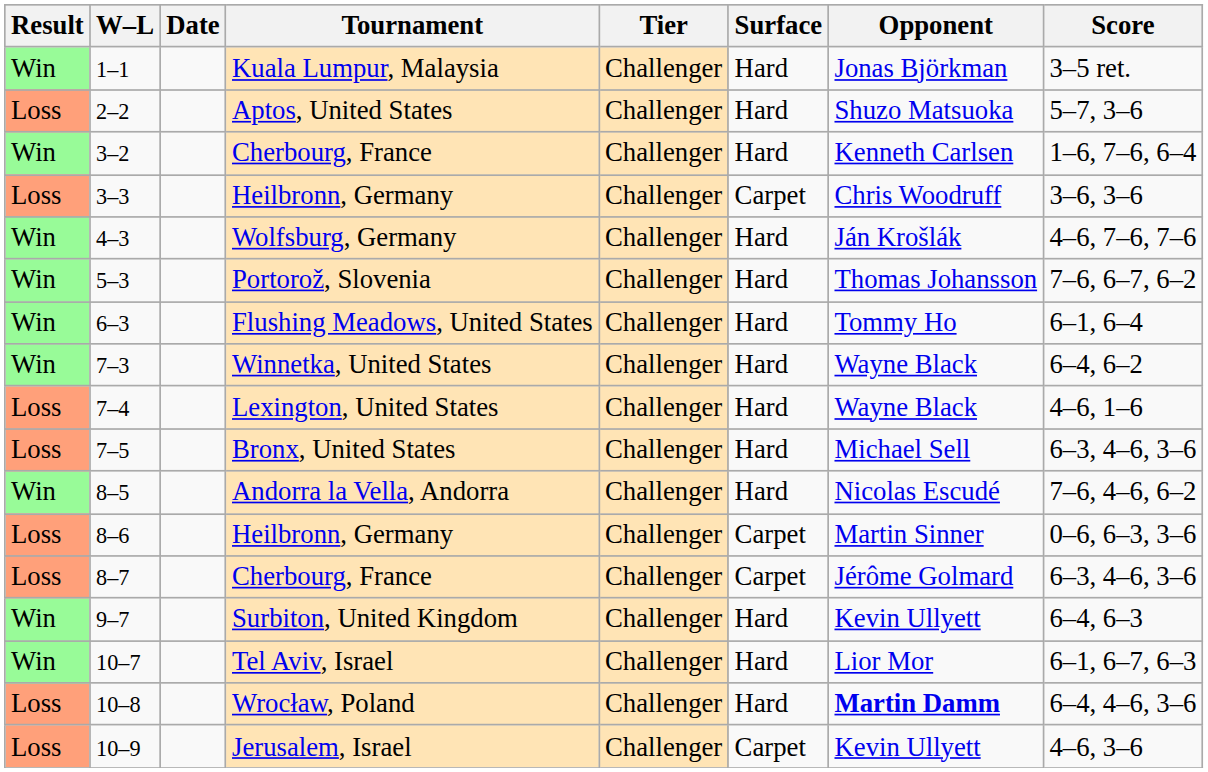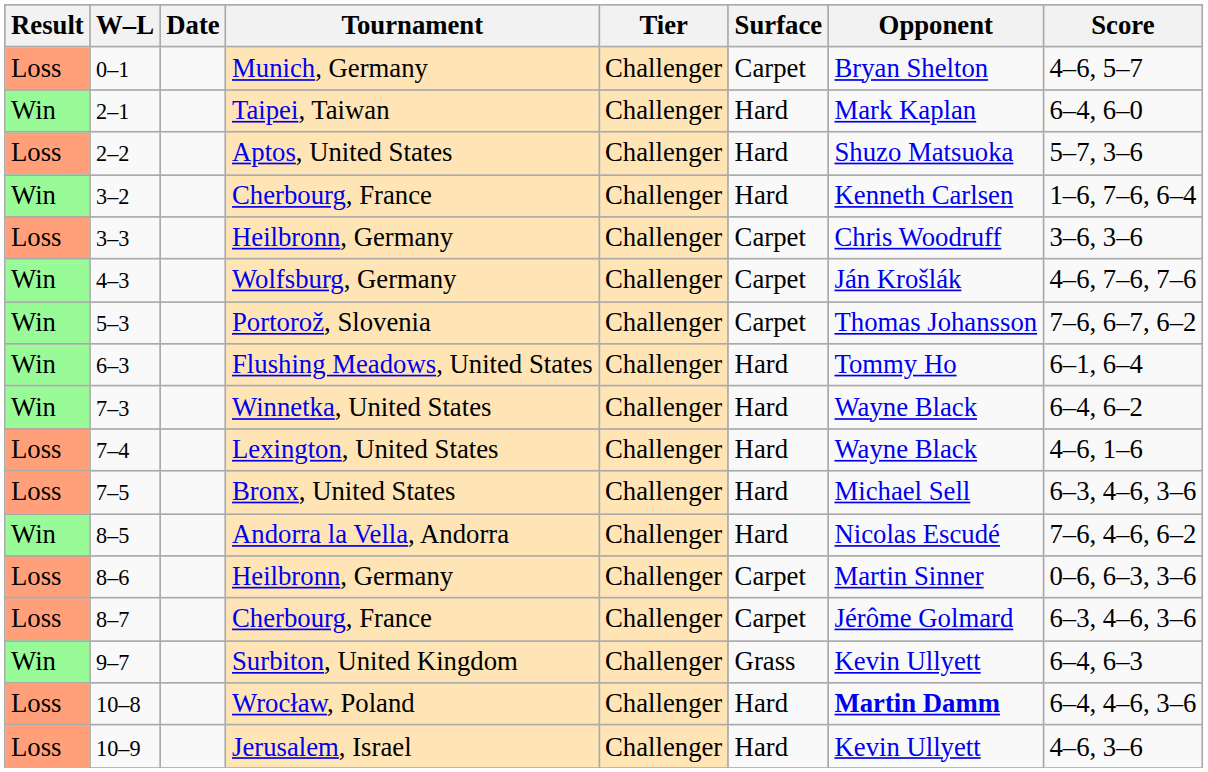+ row: (113, 69)
- row: (113, 69)
+ row: (113, 112)
(761, 237) Hard -> (770, 279) Carpet
(761, 279) Hard -> (770, 322) Carpet
(761, 618) Hard -> (765, 661) Grass
- row: (118, 663)
(770, 746) Carpet -> (761, 746) Hard
